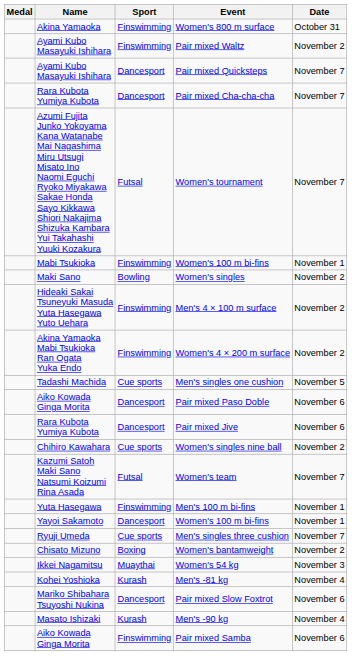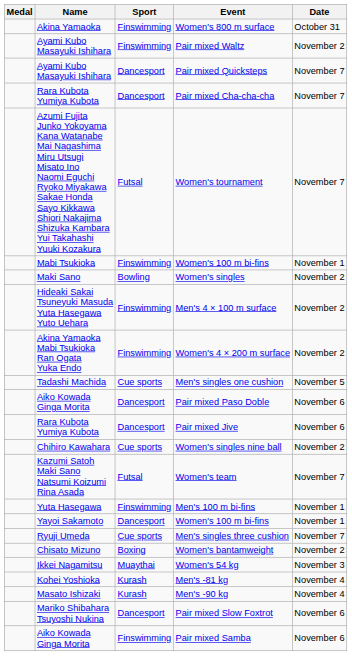rows swapped: (69, 619) <-> (73, 599)
